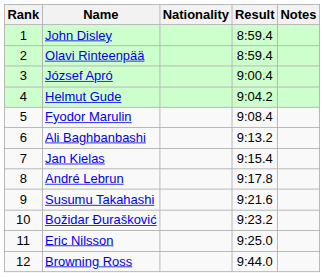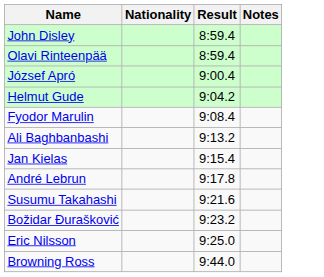- column: (23, 14)
